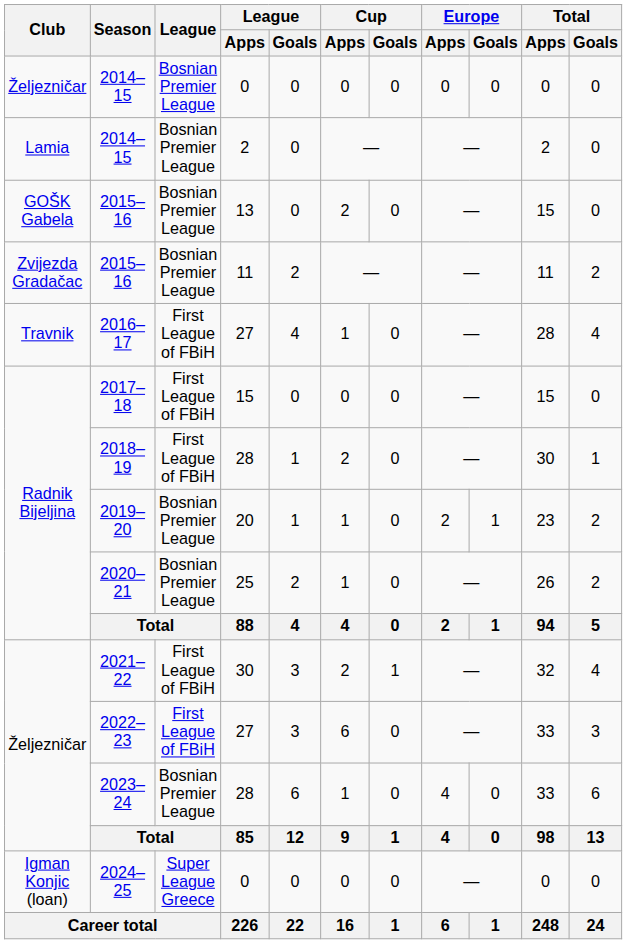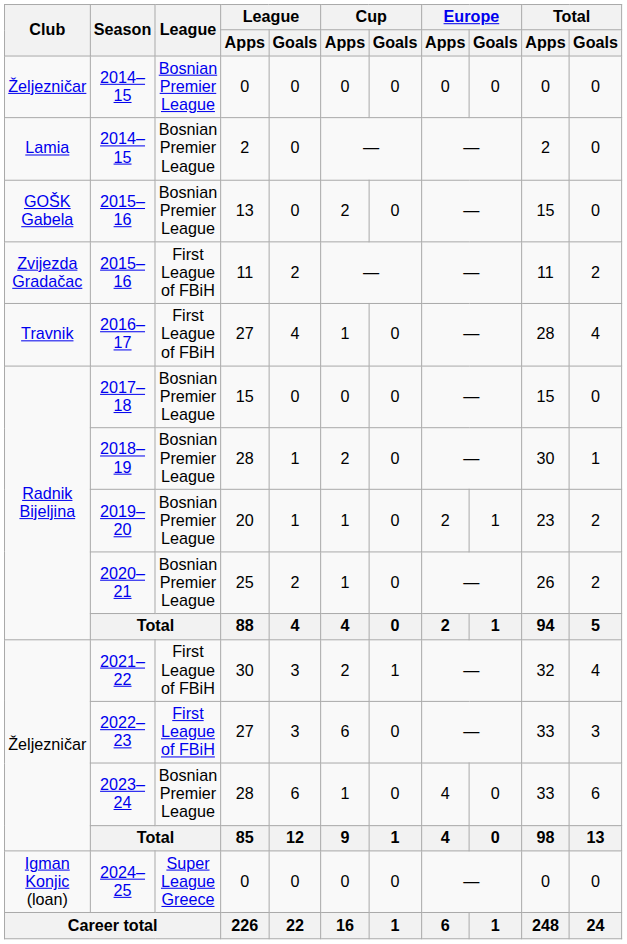(188, 272) Bosnian Premier League -> (188, 272) First League of FBiH
(188, 396) First League of FBiH -> (188, 396) Bosnian Premier League
(188, 458) First League of FBiH -> (188, 458) Bosnian Premier League
